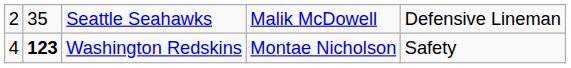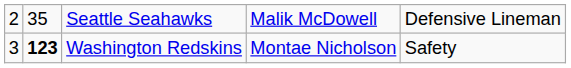(14, 47) 4 -> (14, 47) 3
